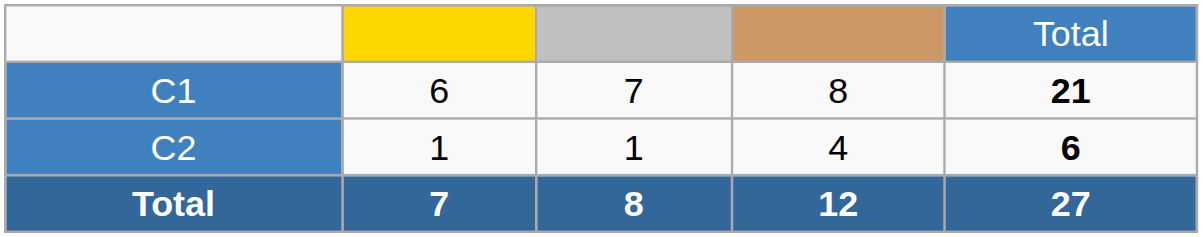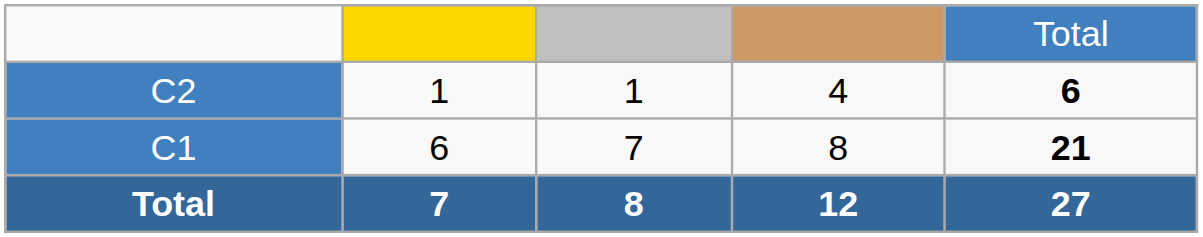rows swapped: (173, 91) <-> (173, 147)
